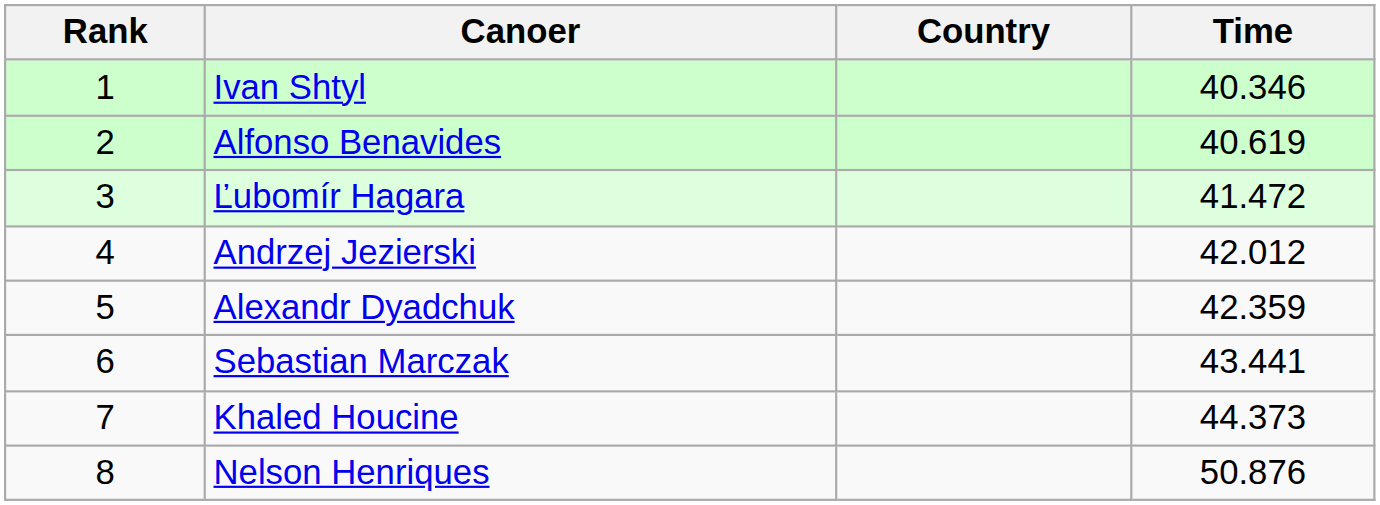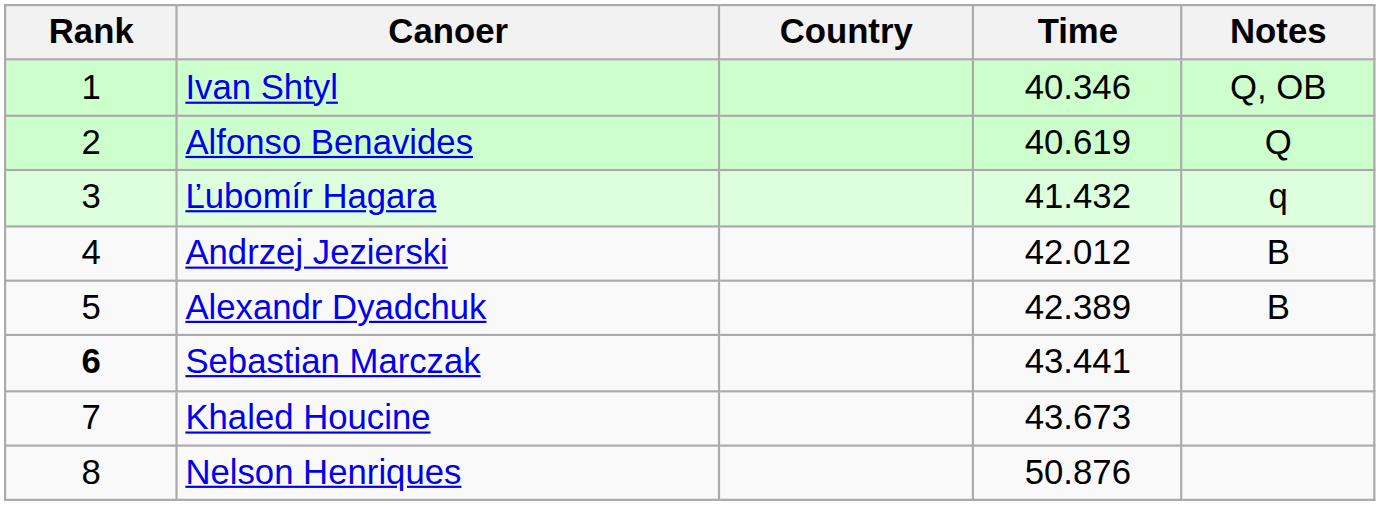+ column: (1278, 32)
(1253, 197) 41.472 -> (1078, 197) 41.432
(1253, 307) 42.359 -> (1078, 307) 42.389
(105, 362) normal -> (91, 362) bold
(1253, 417) 44.373 -> (1078, 417) 43.673
